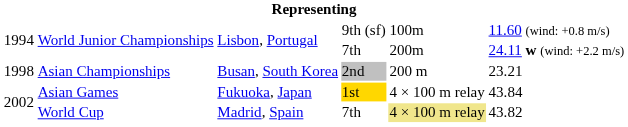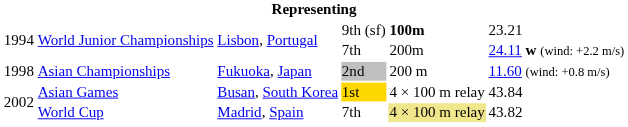(407, 29) normal -> (407, 29) bold
(549, 29) 11.60 (wind: +0.8 m/s) -> (506, 29) 23.21
(278, 71) Busan, South Korea -> (265, 71) Fukuoka, Japan
(506, 71) 23.21 -> (549, 71) 11.60 (wind: +0.8 m/s)
(265, 92) Fukuoka, Japan -> (278, 92) Busan, South Korea
